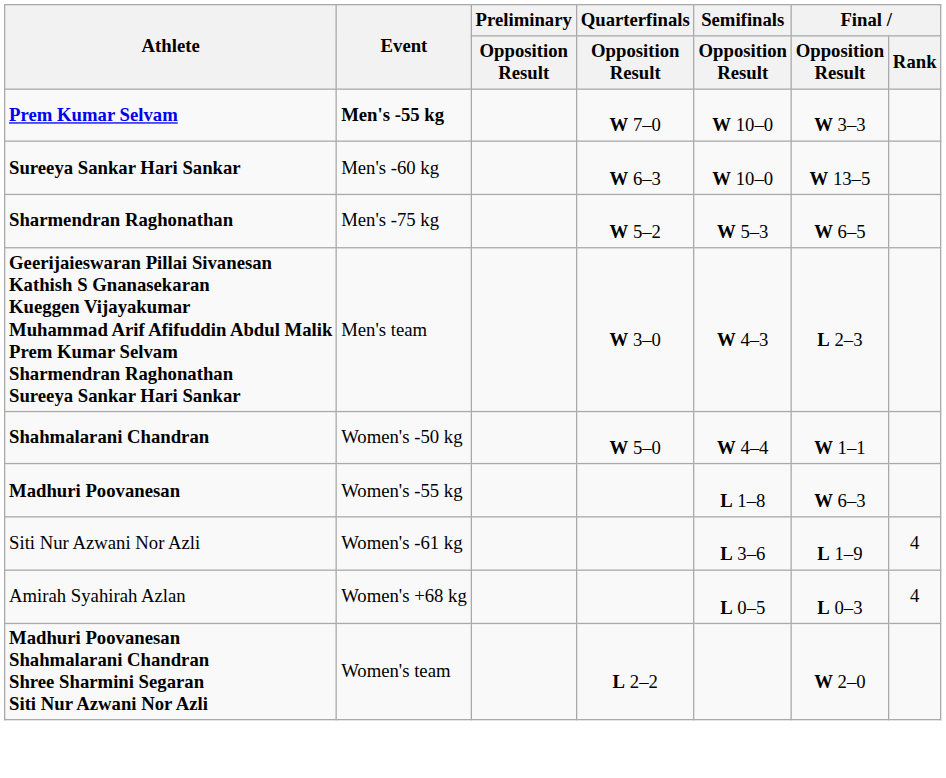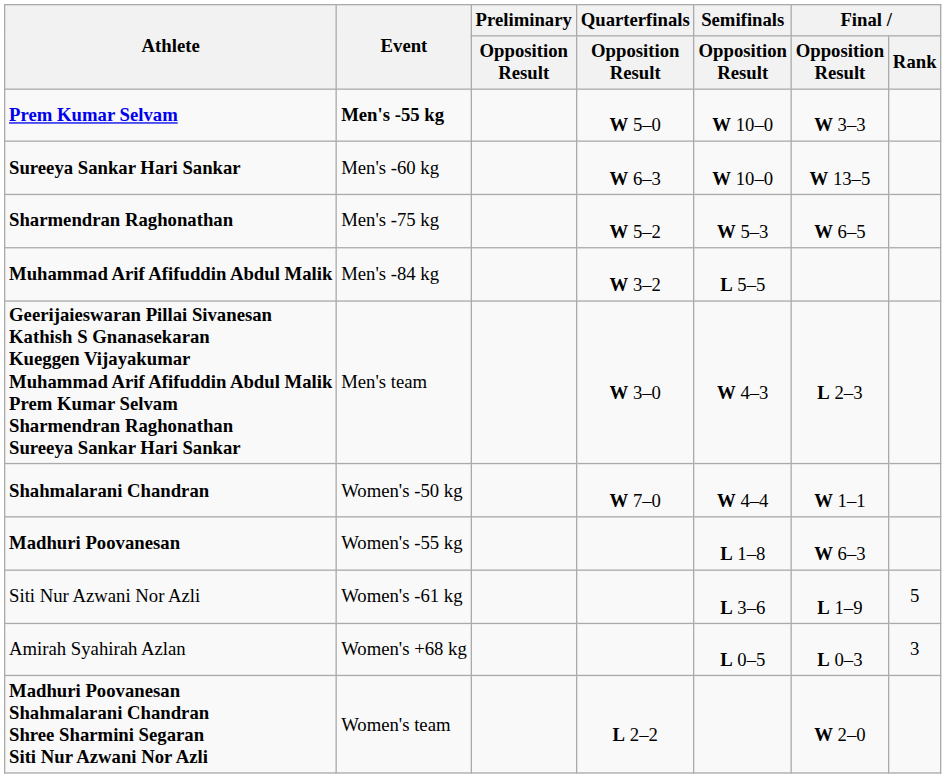(635, 126) W 7–0 -> (635, 126) W 5–0
+ row: (171, 274)
(635, 448) W 5–0 -> (635, 501) W 7–0
(915, 543) 4 -> (915, 596) 5
(915, 596) 4 -> (915, 649) 3
